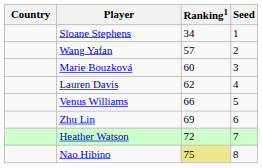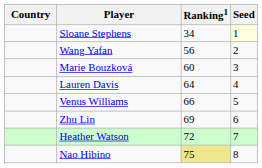(236, 33) no background -> (236, 33) lightyellow background
(189, 50) 57 -> (189, 50) 56
(189, 85) 62 -> (189, 85) 64
